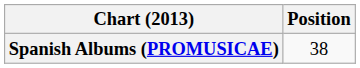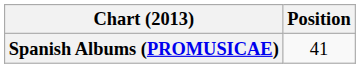(319, 48) 38 -> (319, 48) 41
